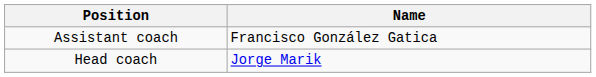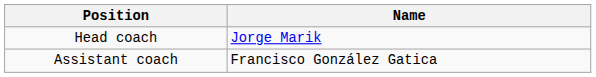rows swapped: (116, 61) <-> (116, 38)
